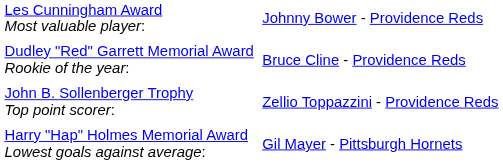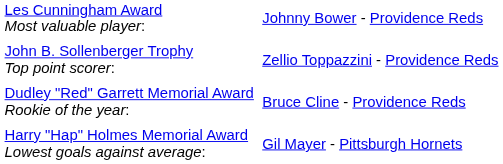rows swapped: (99, 102) <-> (129, 60)
